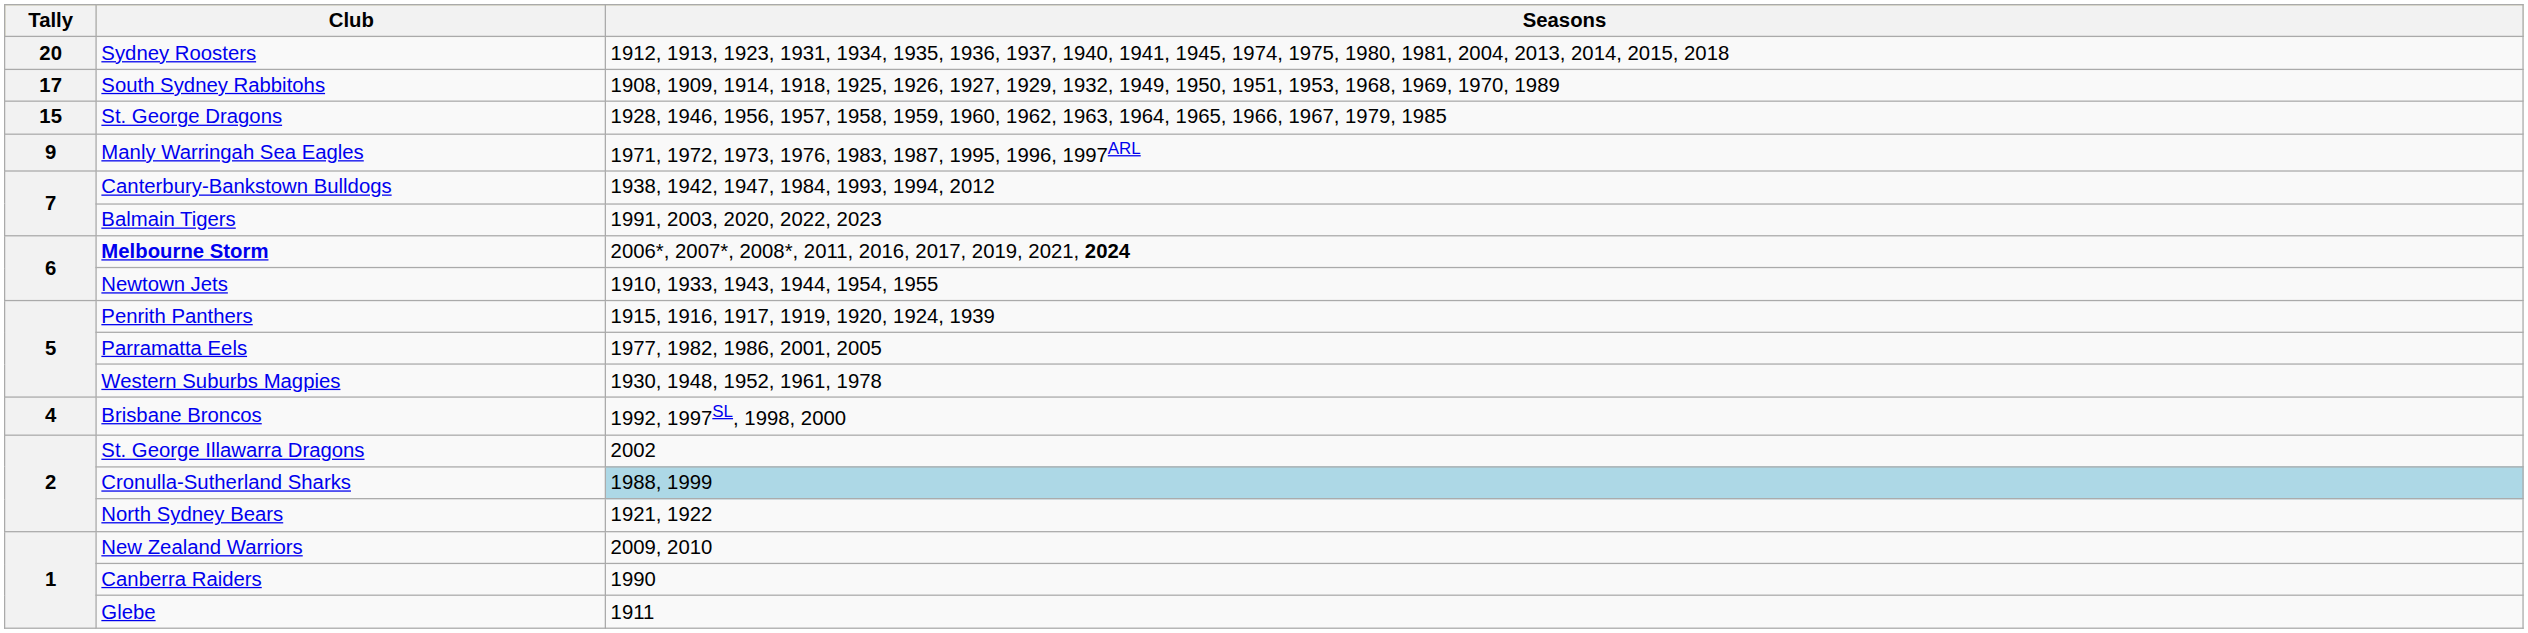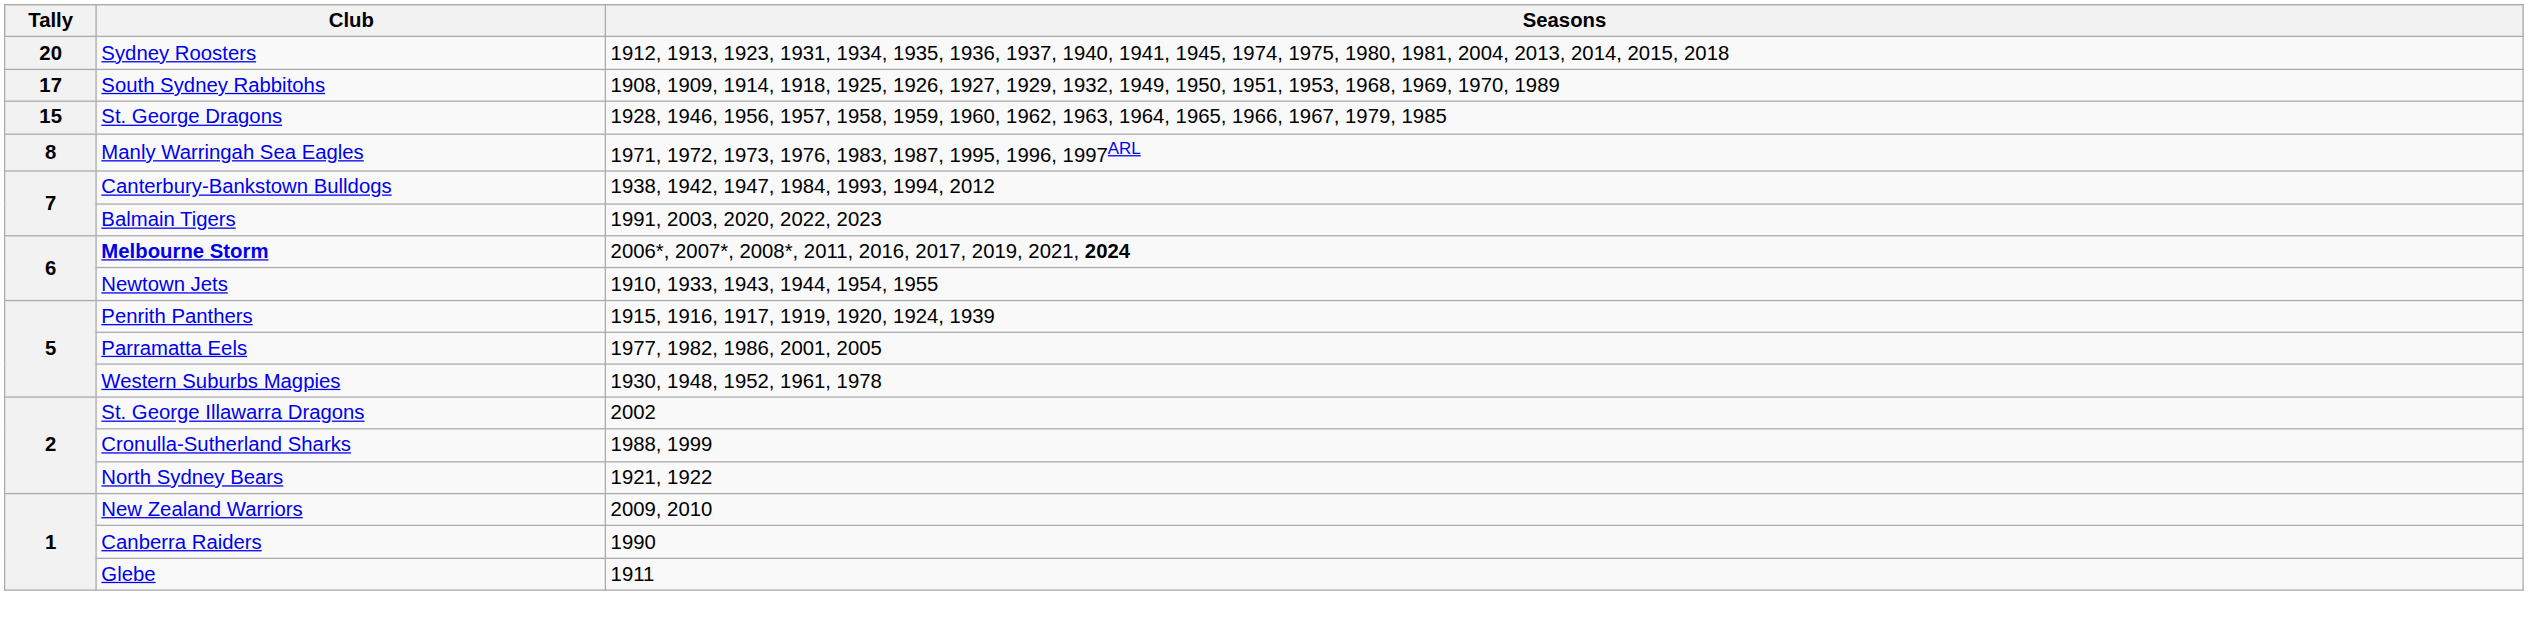(51, 152) 9 -> (51, 152) 8
- row: (182, 415)
(661, 482) lightblue background -> (661, 445) no background
